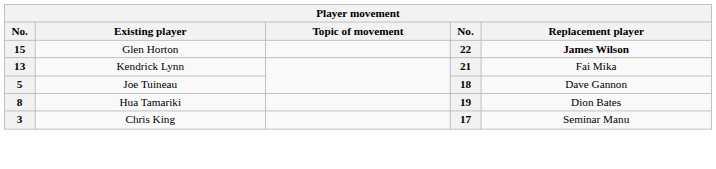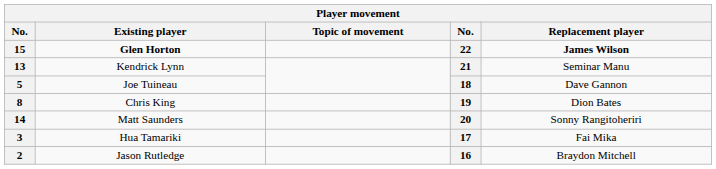(150, 49) normal -> (150, 49) bold
(596, 66) Fai Mika -> (596, 66) Seminar Manu
(150, 102) Hua Tamariki -> (150, 102) Chris King
+ row: (20, 120)
(150, 120) Chris King -> (150, 137) Hua Tamariki
(596, 120) Seminar Manu -> (596, 137) Fai Mika
+ row: (20, 155)
